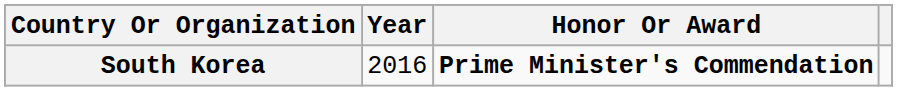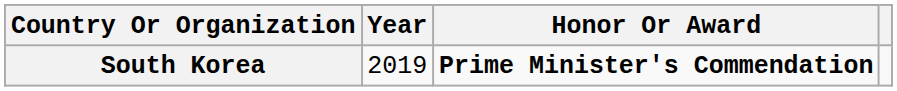(397, 66) 2016 -> (397, 66) 2019
